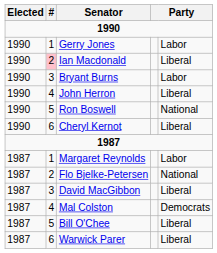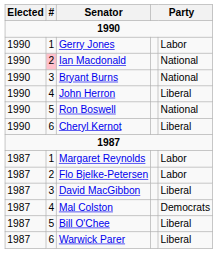(176, 61) Liberal -> (179, 61) National
(174, 77) Labor -> (179, 77) National
(179, 175) National -> (174, 175) Labor
